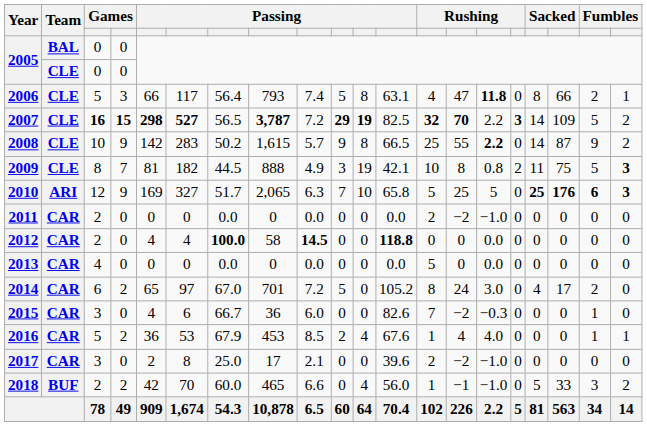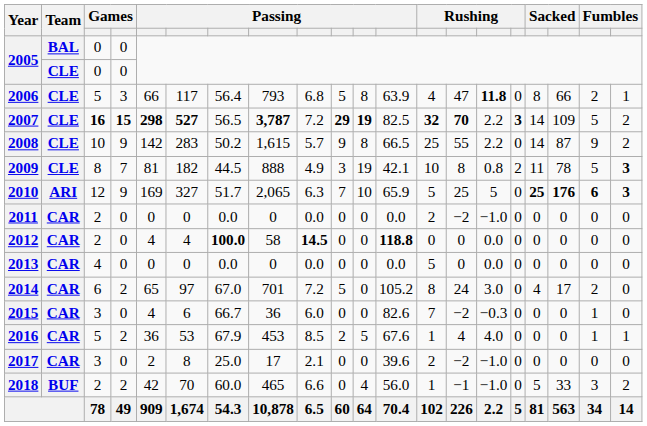(314, 95) 7.4 -> (314, 95) 6.8
(396, 95) 63.1 -> (396, 95) 63.9
(494, 144) bold -> (494, 144) normal
(564, 168) 75 -> (564, 168) 78
(396, 192) 65.8 -> (396, 192) 65.9
(364, 336) 4 -> (364, 336) 5
